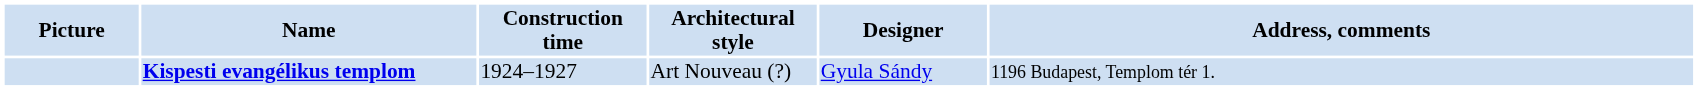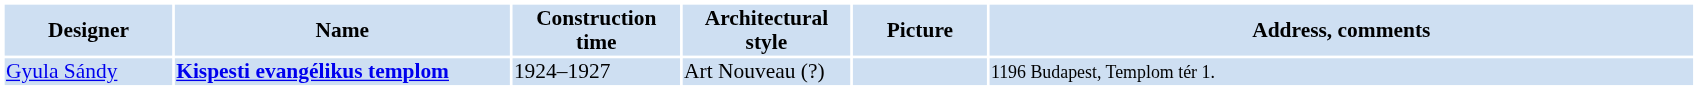columns swapped: (72, 29) <-> (903, 29)
